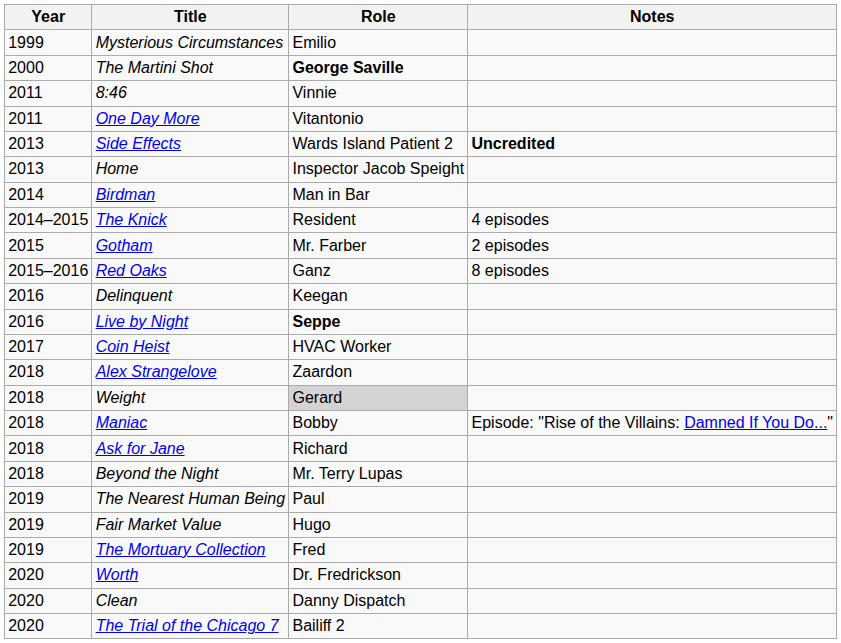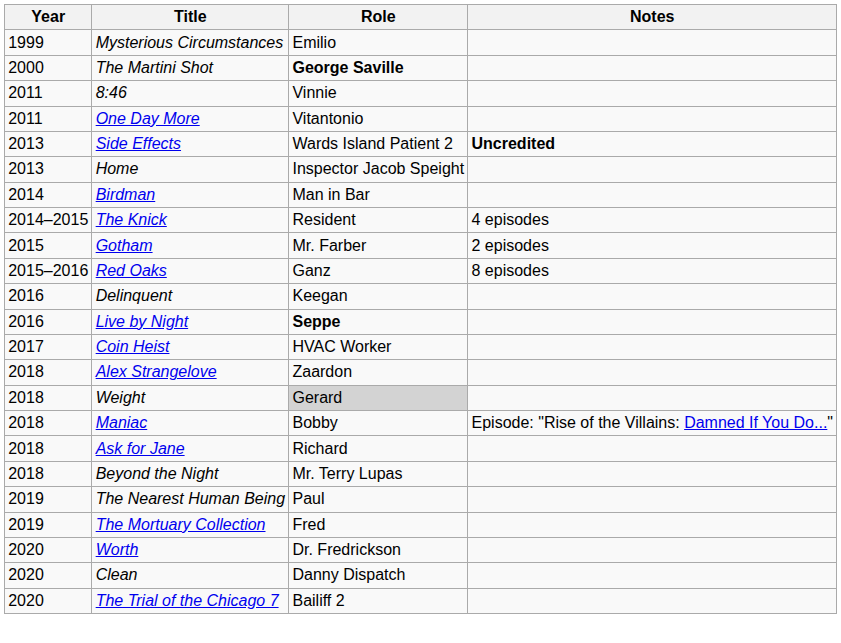- row: (158, 524)
